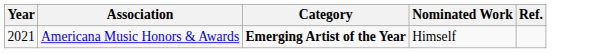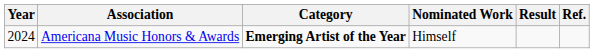+ column: (538, 15)
(21, 36) 2021 -> (21, 36) 2024
